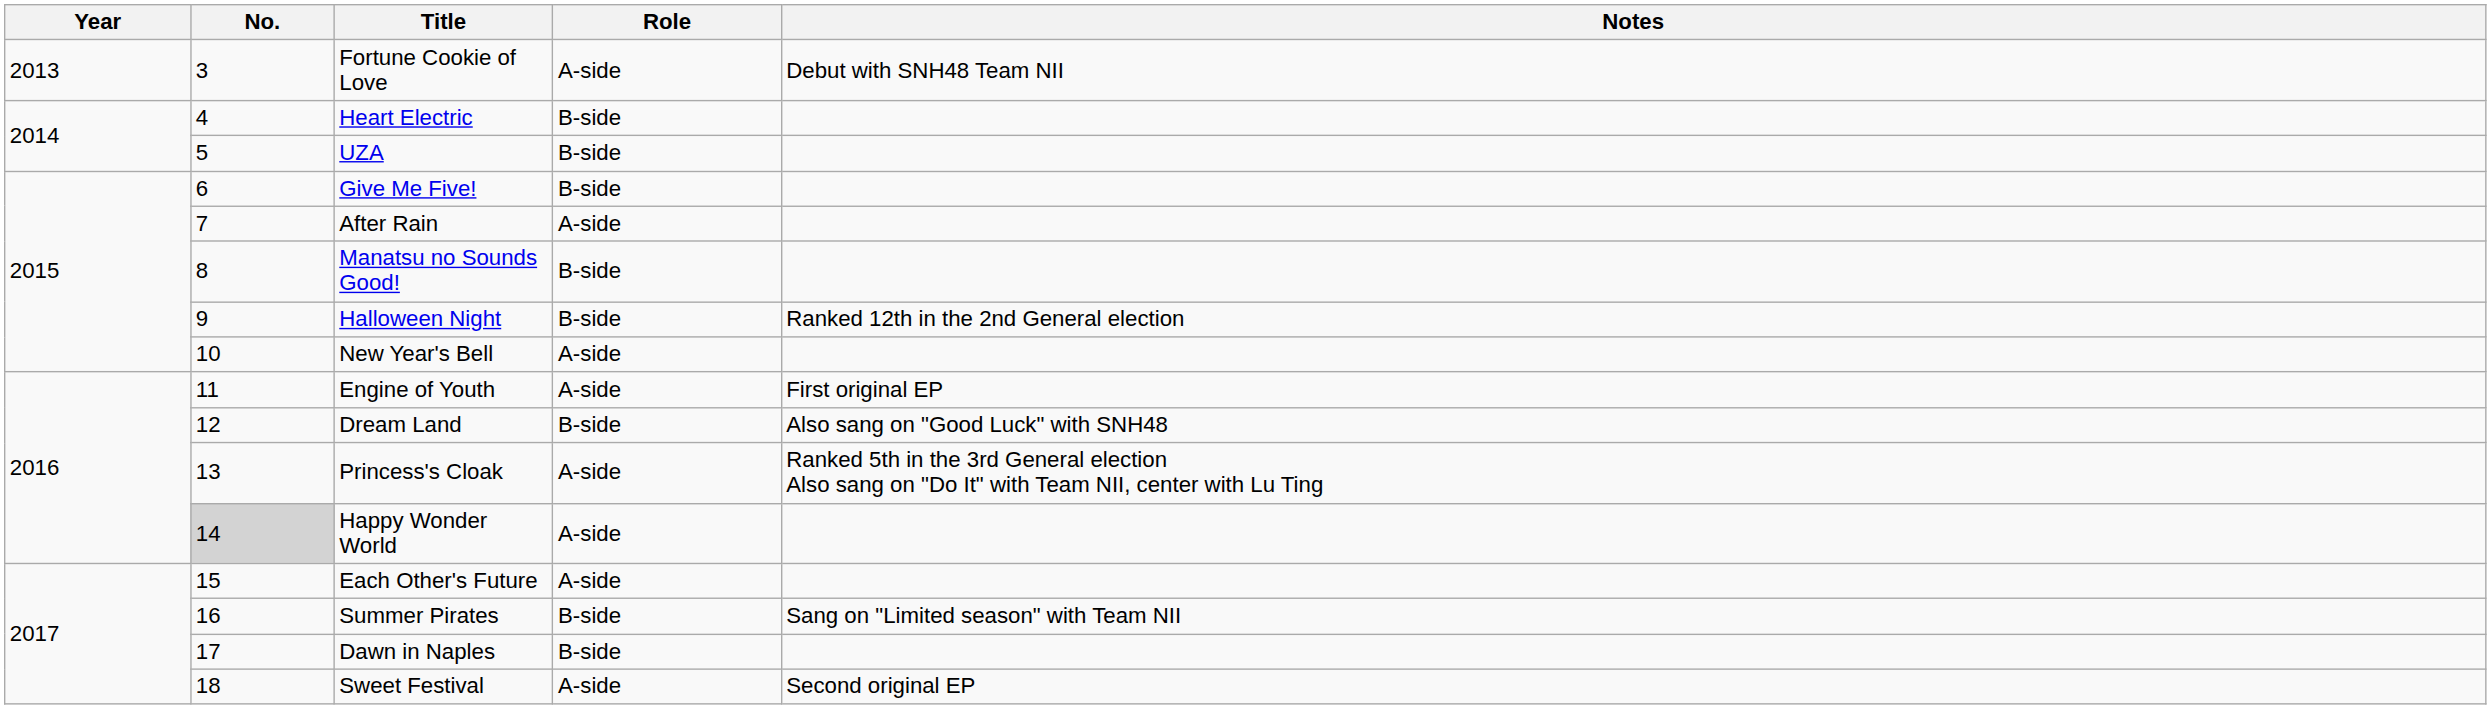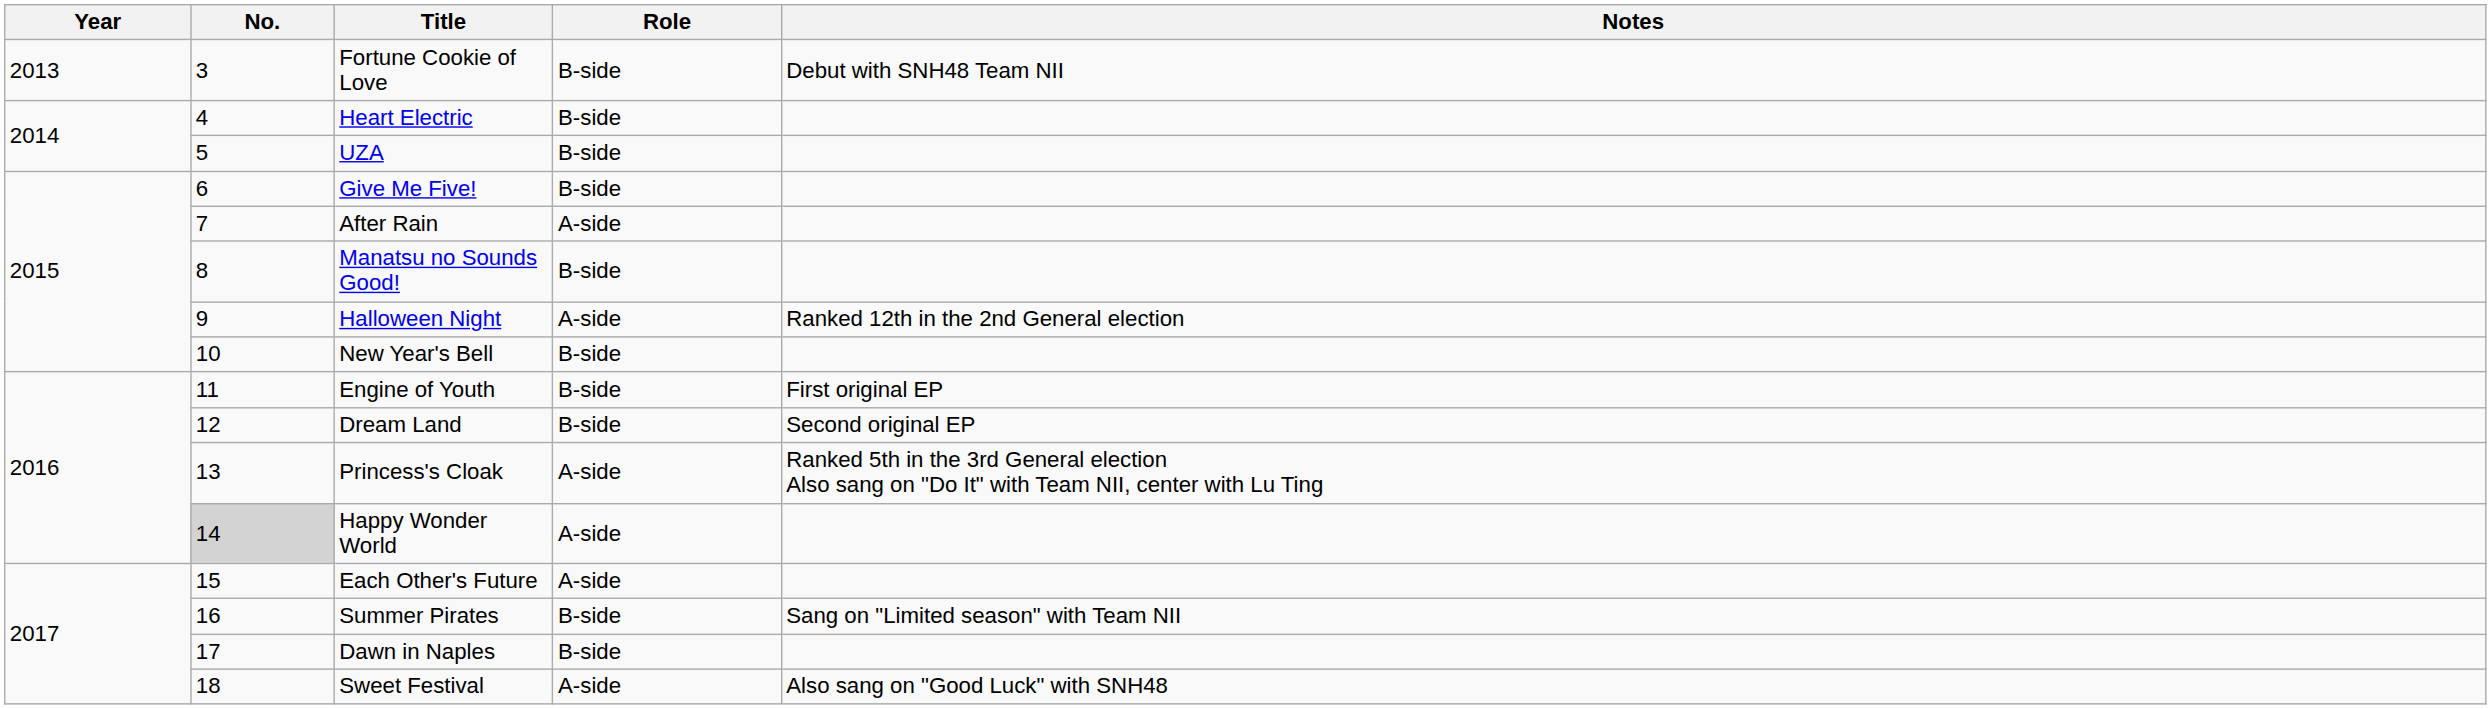(590, 69) A-side -> (590, 69) B-side
(590, 319) B-side -> (590, 319) A-side
(590, 354) A-side -> (590, 354) B-side
(590, 389) A-side -> (590, 389) B-side
(977, 424) Also sang on "Good Luck" with SNH48 -> (881, 424) Second original EP
(881, 686) Second original EP -> (977, 686) Also sang on "Good Luck" with SNH48
